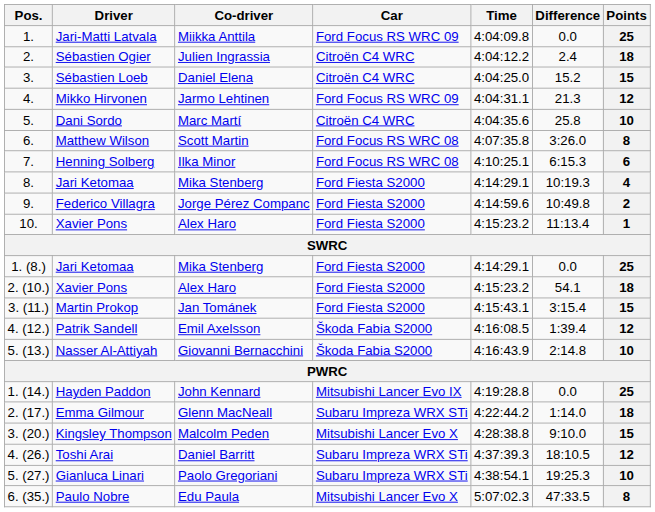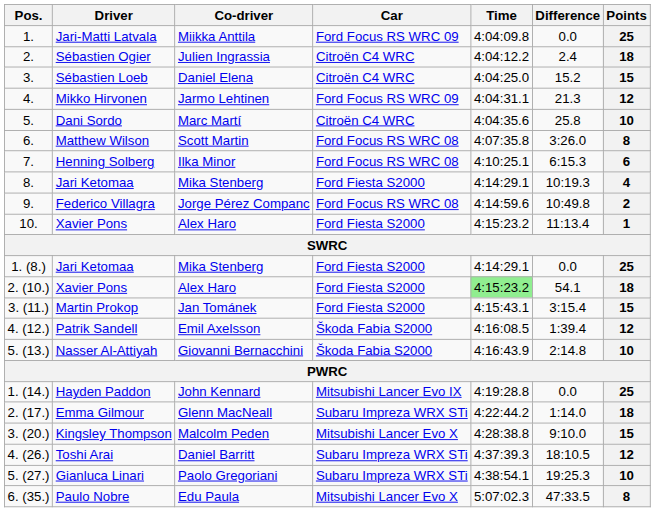(370, 204) Ford Fiesta S2000 -> (387, 204) Ford Focus RS WRC 08
(502, 287) no background -> (502, 287) lightgreen background
